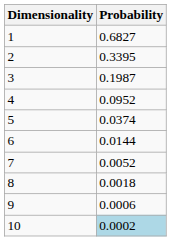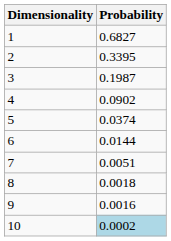(117, 99) 0.0952 -> (117, 99) 0.0902
(117, 162) 0.0052 -> (117, 162) 0.0051
(117, 204) 0.0006 -> (117, 204) 0.0016
